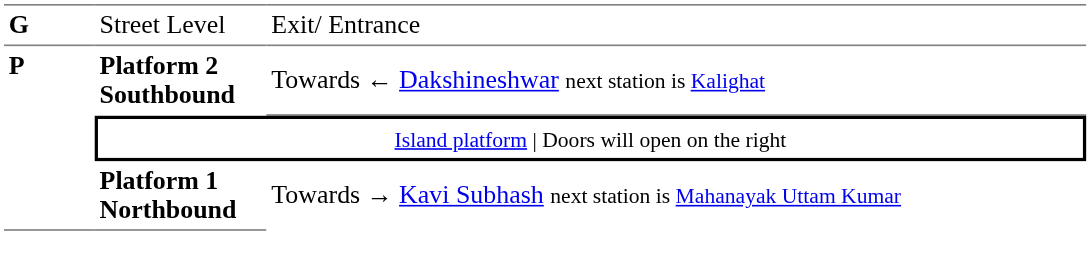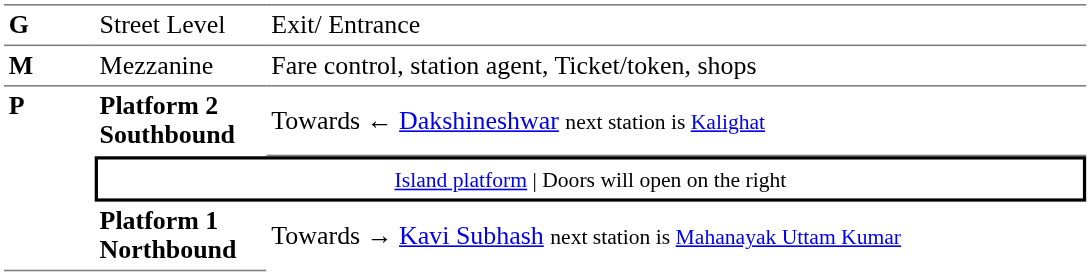+ row: (156, 65)
